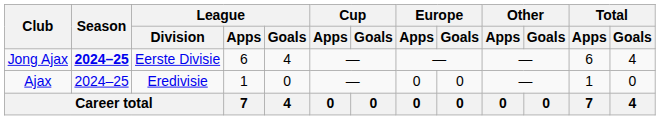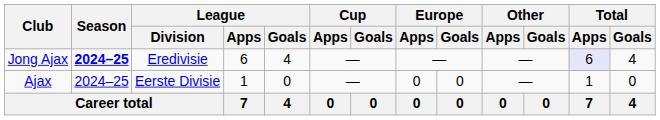(178, 59) Eerste Divisie -> (178, 59) Eredivisie
(589, 59) no background -> (589, 59) lavender background
(178, 81) Eredivisie -> (178, 81) Eerste Divisie
